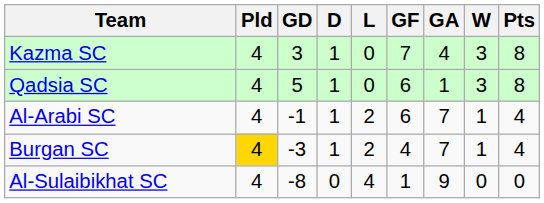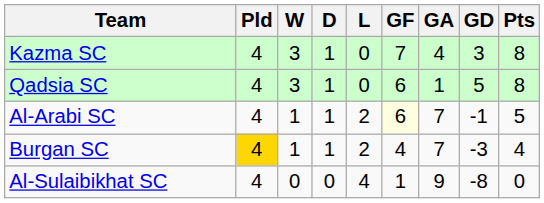columns swapped: (481, 20) <-> (297, 20)
(405, 117) no background -> (400, 117) lightyellow background
(519, 117) 4 -> (519, 117) 5
